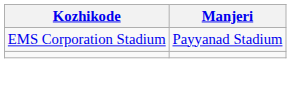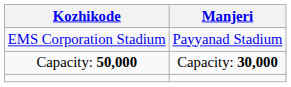+ row: (87, 62)
